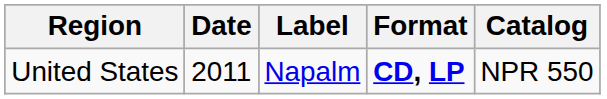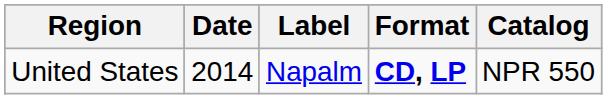(221, 70) 2011 -> (222, 70) 2014
